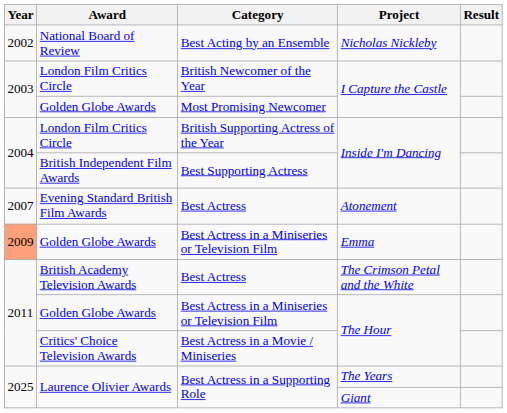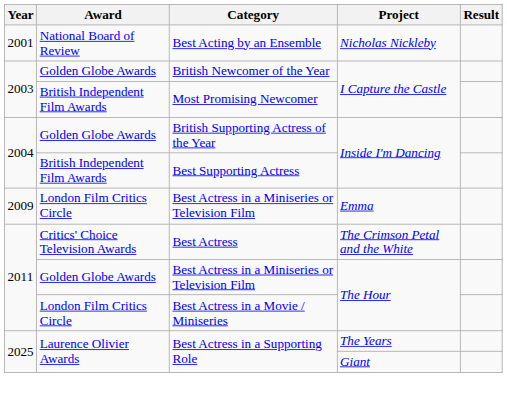(21, 43) 2002 -> (21, 43) 2001
(93, 78) London Film Critics Circle -> (98, 71) Golden Globe Awards
(98, 106) Golden Globe Awards -> (92, 99) British Independent Film Awards
(93, 135) London Film Critics Circle -> (98, 135) Golden Globe Awards
- row: (213, 206)
(21, 241) lightsalmon background -> (21, 206) no background
(98, 241) Golden Globe Awards -> (93, 206) London Film Critics Circle
(88, 277) British Academy Television Awards -> (88, 241) Critics' Choice Television Awards
(88, 348) Critics' Choice Television Awards -> (93, 312) London Film Critics Circle
